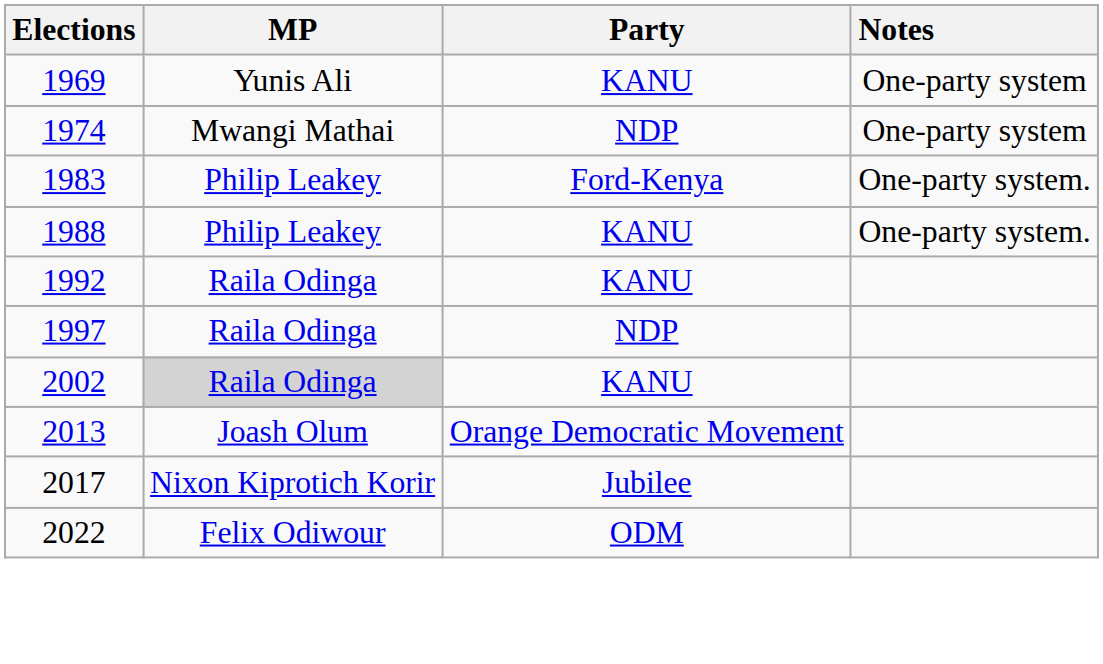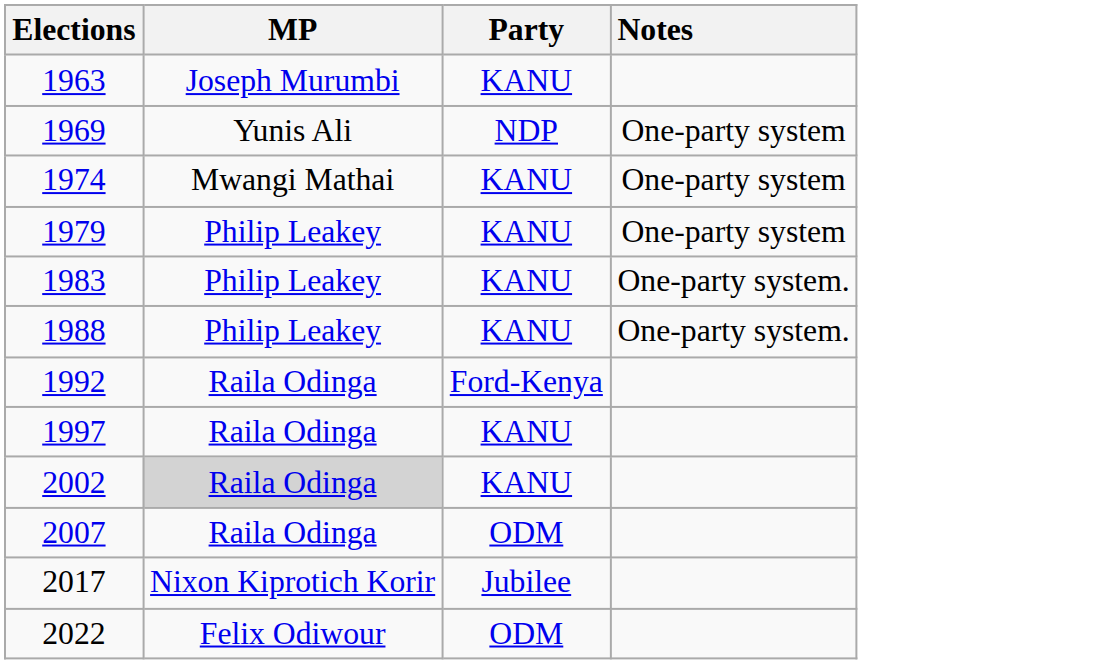+ row: (74, 79)
(647, 79) KANU -> (526, 130) NDP
(647, 130) NDP -> (526, 180) KANU
+ row: (74, 230)
(647, 180) Ford-Kenya -> (526, 280) KANU
(647, 280) KANU -> (526, 381) Ford-Kenya
(647, 331) NDP -> (526, 431) KANU
+ row: (74, 532)
- row: (74, 431)
